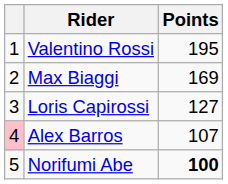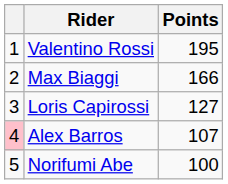(203, 78) 169 -> (203, 78) 166
(203, 165) bold -> (203, 165) normal
